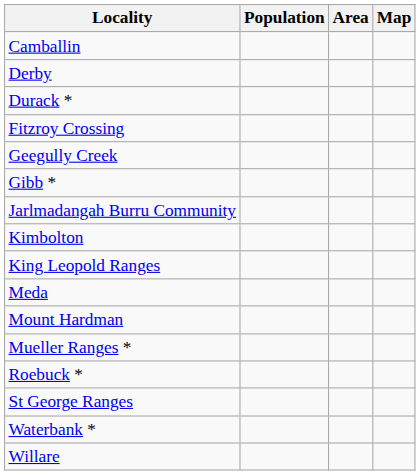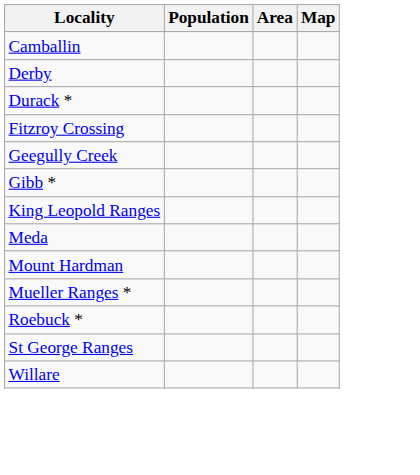- row: (122, 210)
- row: (46, 237)
- row: (52, 429)
